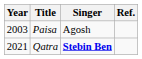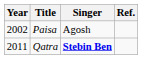(17, 29) 2003 -> (17, 29) 2002
(17, 46) 2021 -> (17, 46) 2011
